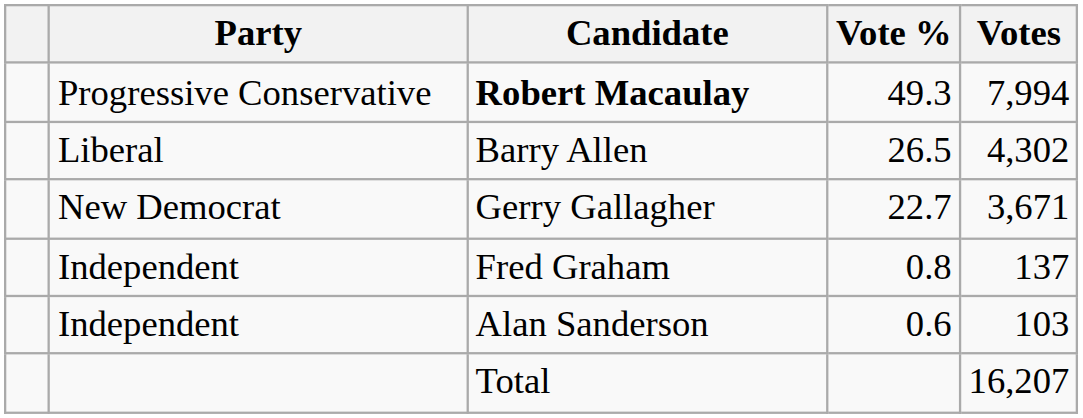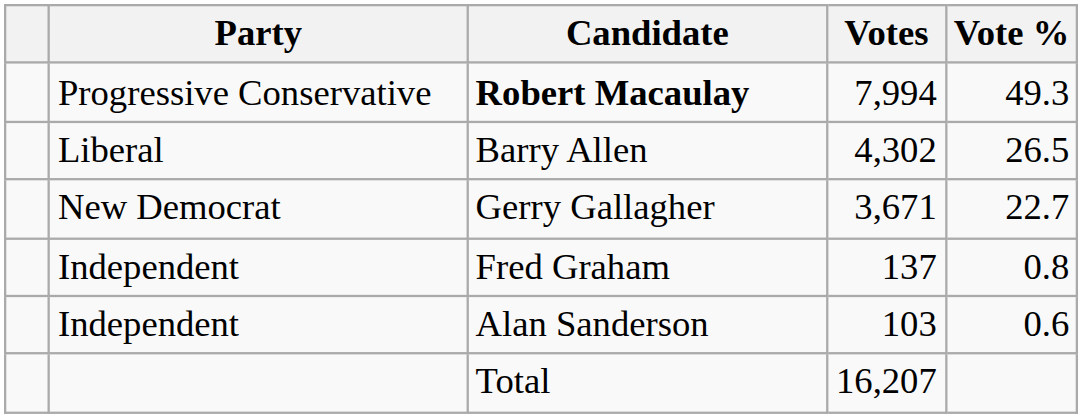columns swapped: (1019, 33) <-> (894, 33)
